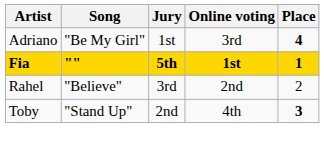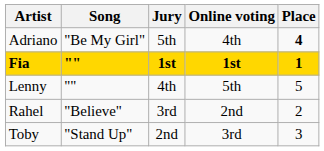(167, 39) 1st -> (167, 39) 5th
(232, 39) 3rd -> (232, 39) 4th
(167, 63) 5th -> (167, 63) 1st
+ row: (28, 87)
(232, 110) 4th -> (232, 134) 3rd
(299, 110) bold -> (299, 134) normal
